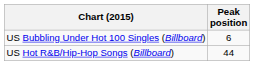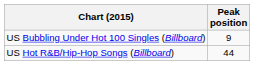(229, 38) 6 -> (229, 38) 9
